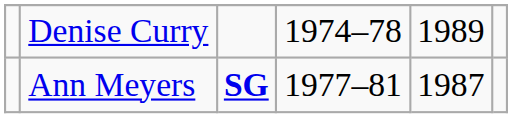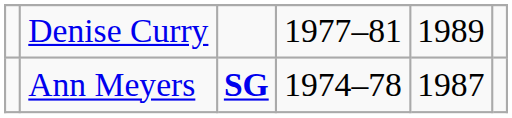(343, 31) 1974–78 -> (343, 31) 1977–81
(343, 84) 1977–81 -> (343, 84) 1974–78
